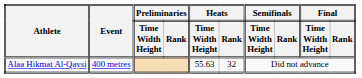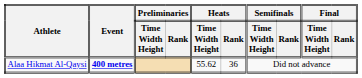(111, 65) normal -> (112, 65) bold
(205, 65) 55.63 -> (206, 65) 55.62
(232, 65) 32 -> (233, 65) 36
